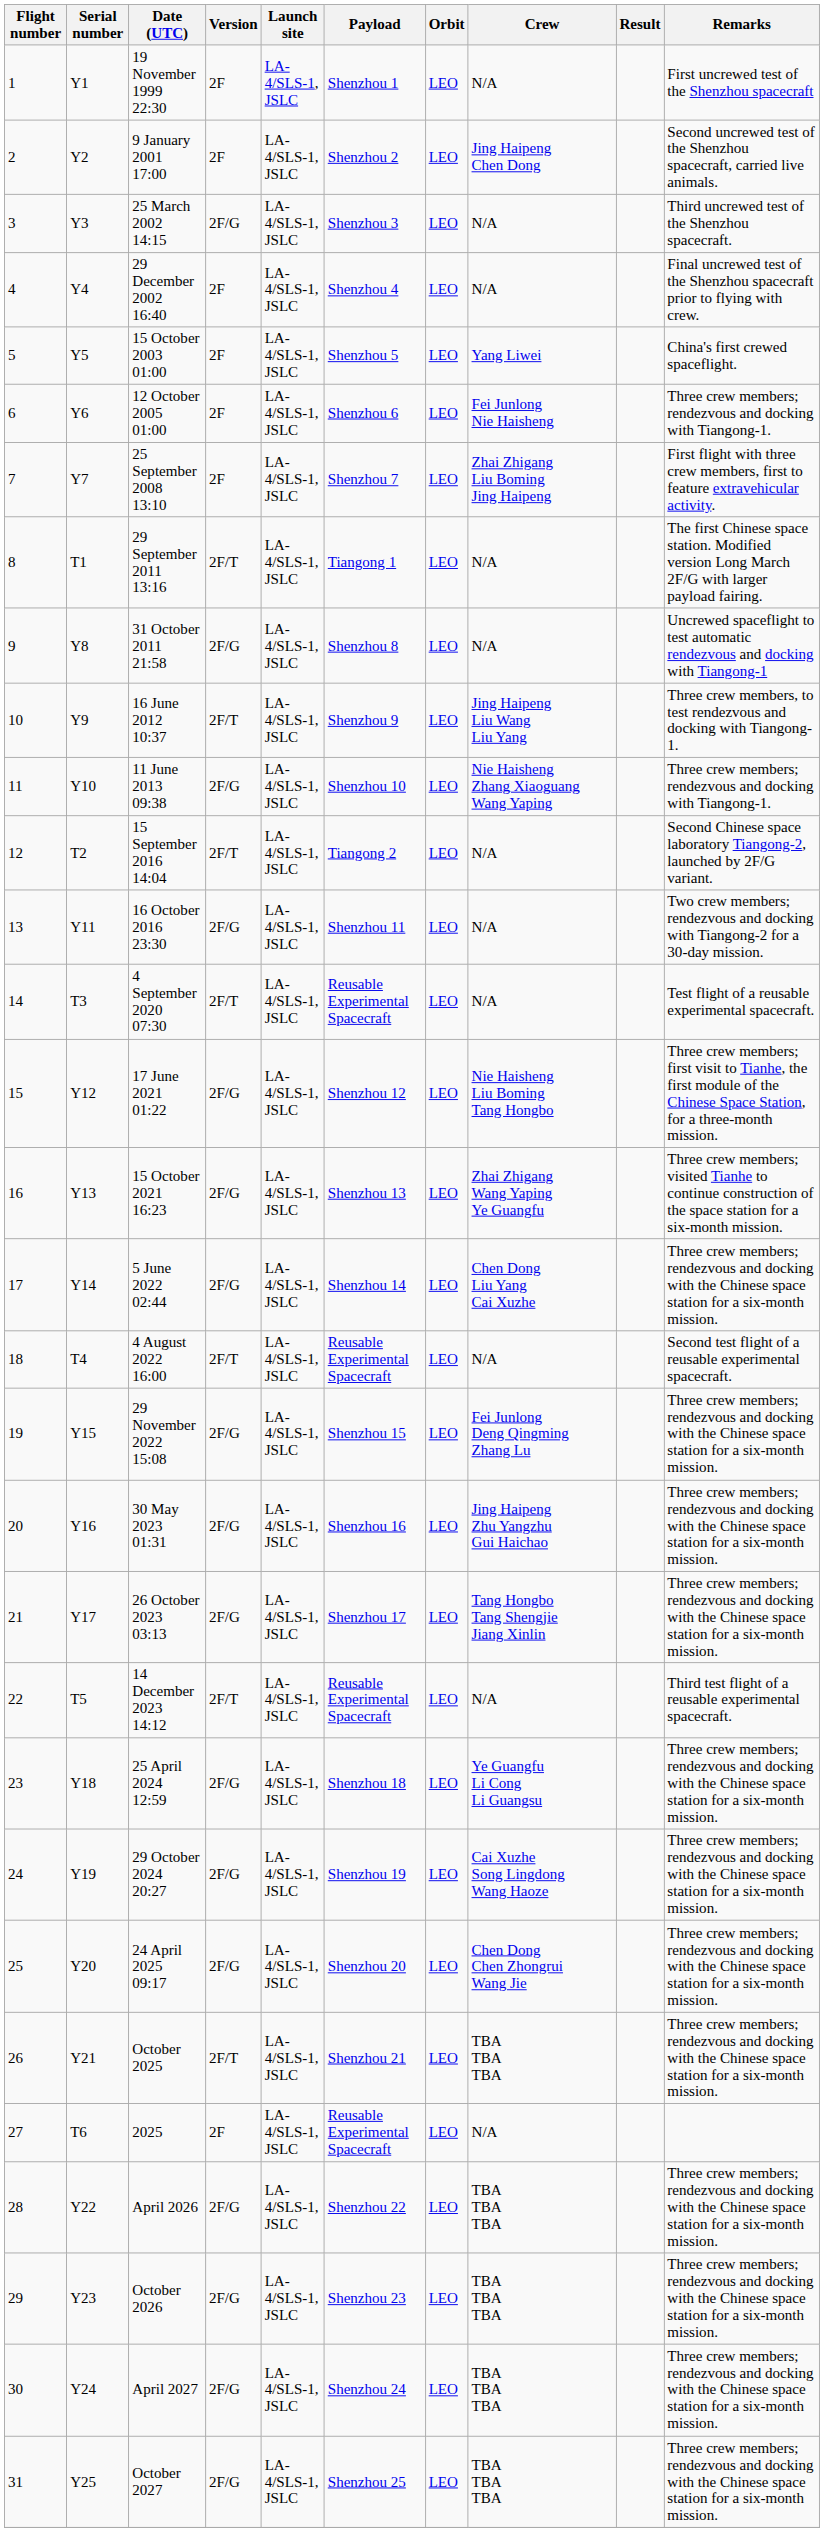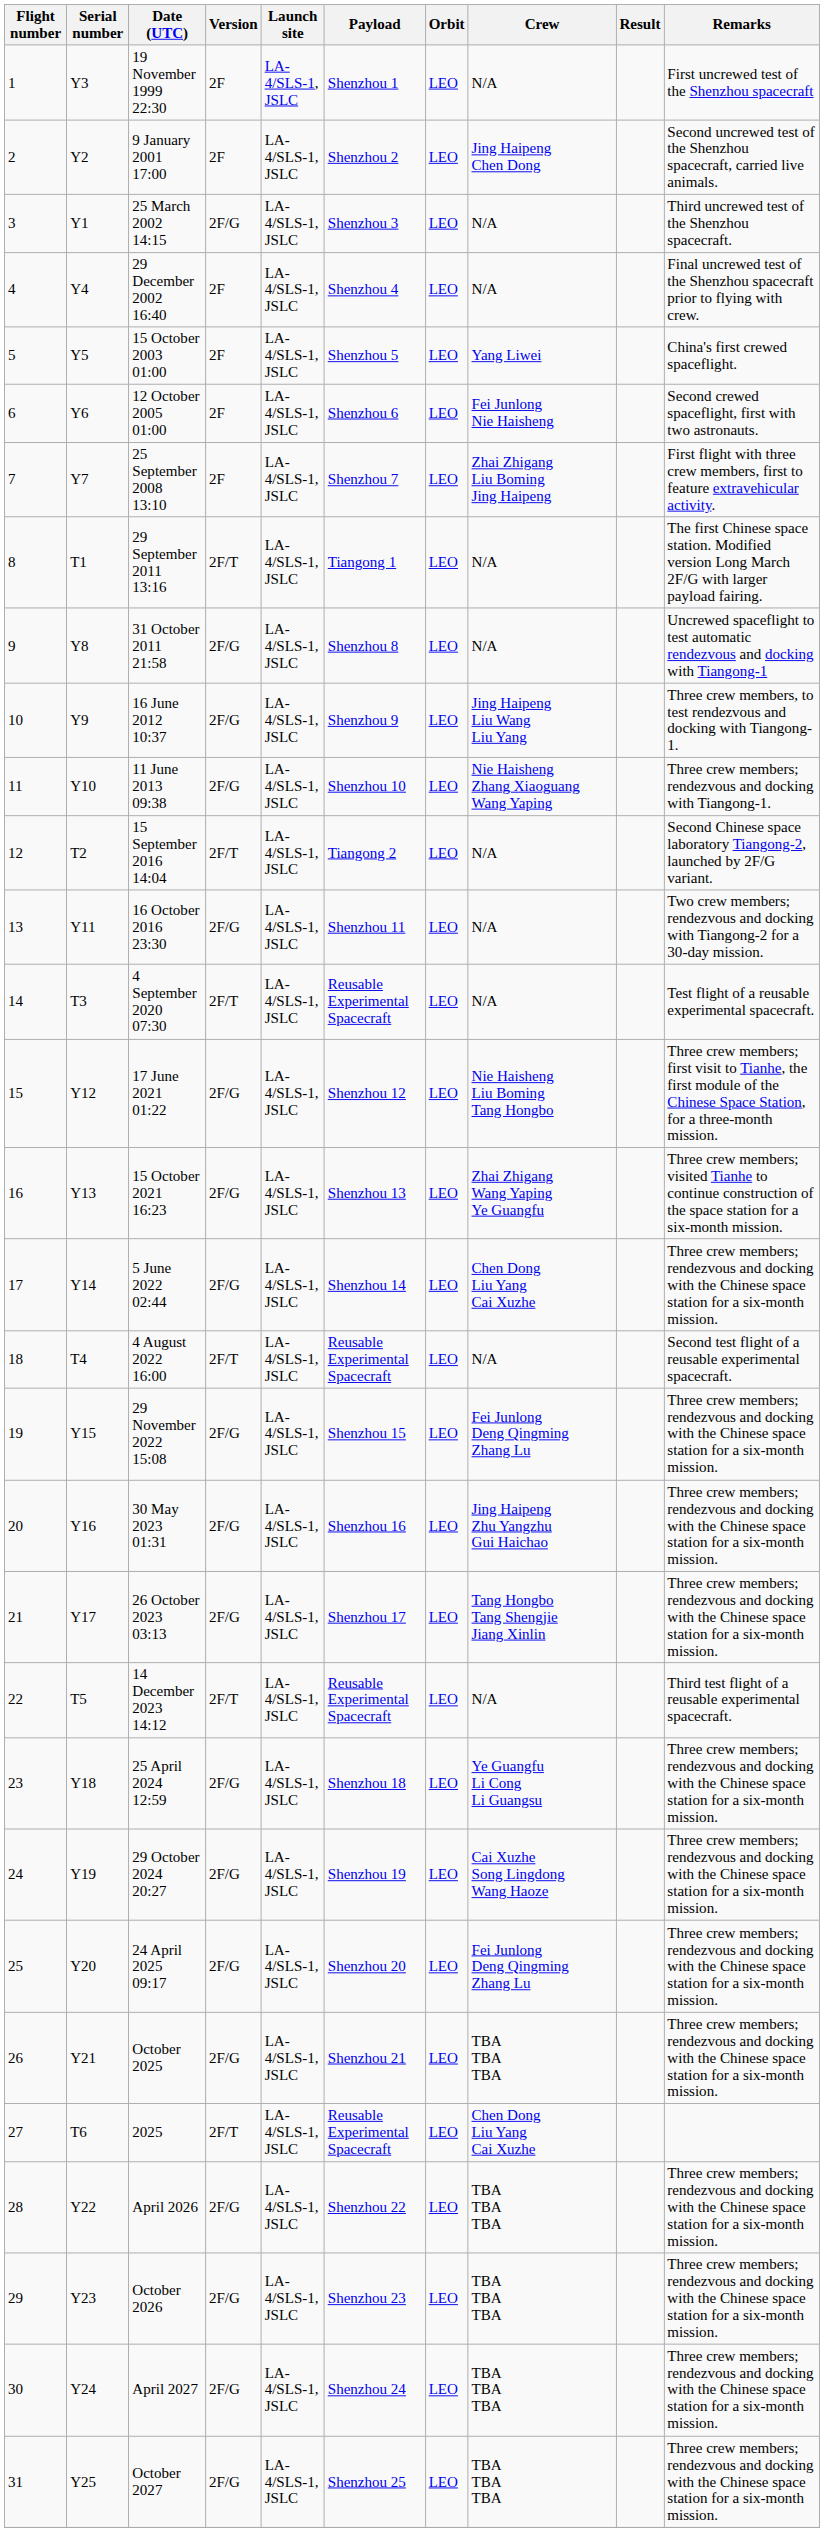(79, 82) Y1 -> (79, 82) Y3
(79, 223) Y3 -> (79, 223) Y1
(740, 413) Three crew members; rendezvous and docking with Tiangong-1. -> (731, 413) Second crewed spaceflight, first with two astronauts.
(224, 720) 2F/T -> (224, 720) 2F/G
(517, 1966) Chen Dong Chen Zhongrui Wang Jie -> (520, 1966) Fei Junlong Deng Qingming Zhang Lu
(224, 2057) 2F/T -> (224, 2057) 2F/G
(217, 2132) 2F -> (224, 2132) 2F/T
(484, 2132) N/A -> (506, 2132) Chen Dong Liu Yang Cai Xuzhe
